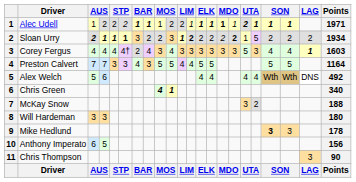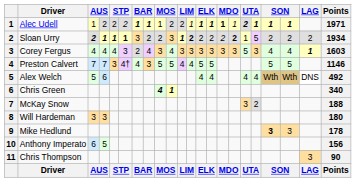(125, 50) 4† -> (125, 50) 3
(125, 64) 3 -> (125, 64) 4†
(336, 64) 1164 -> (336, 64) 1146
